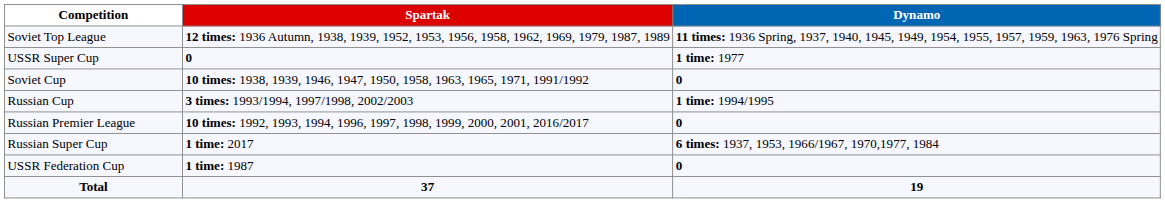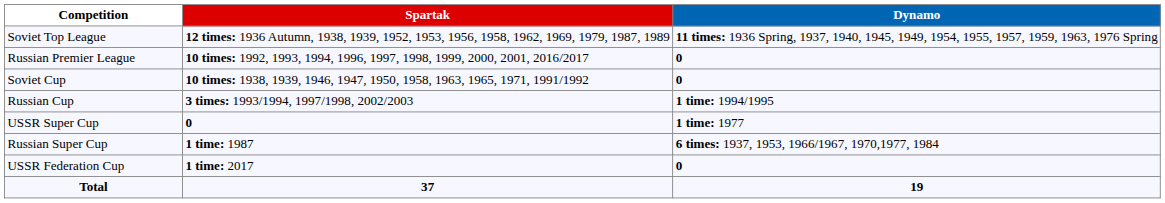rows swapped: (71, 122) <-> (53, 58)
(220, 144) 1 time: 2017 -> (220, 144) 1 time: 1987
(220, 165) 1 time: 1987 -> (220, 165) 1 time: 2017
